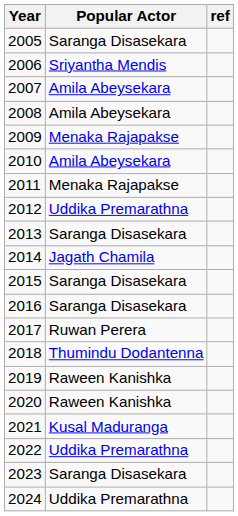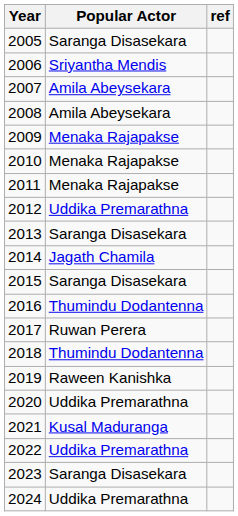(110, 161) Amila Abeysekara -> (114, 161) Menaka Rajapakse
(118, 305) Saranga Disasekara -> (126, 305) Thumindu Dodantenna
(110, 402) Raween Kanishka -> (119, 402) Uddika Premarathna
